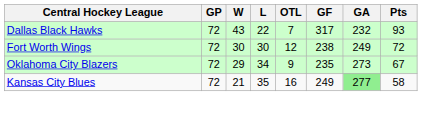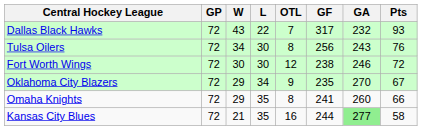+ row: (36, 47)
(362, 47) 249 -> (362, 64) 246
(362, 64) 273 -> (362, 82) 270
+ row: (44, 99)
(325, 82) 249 -> (325, 116) 244
